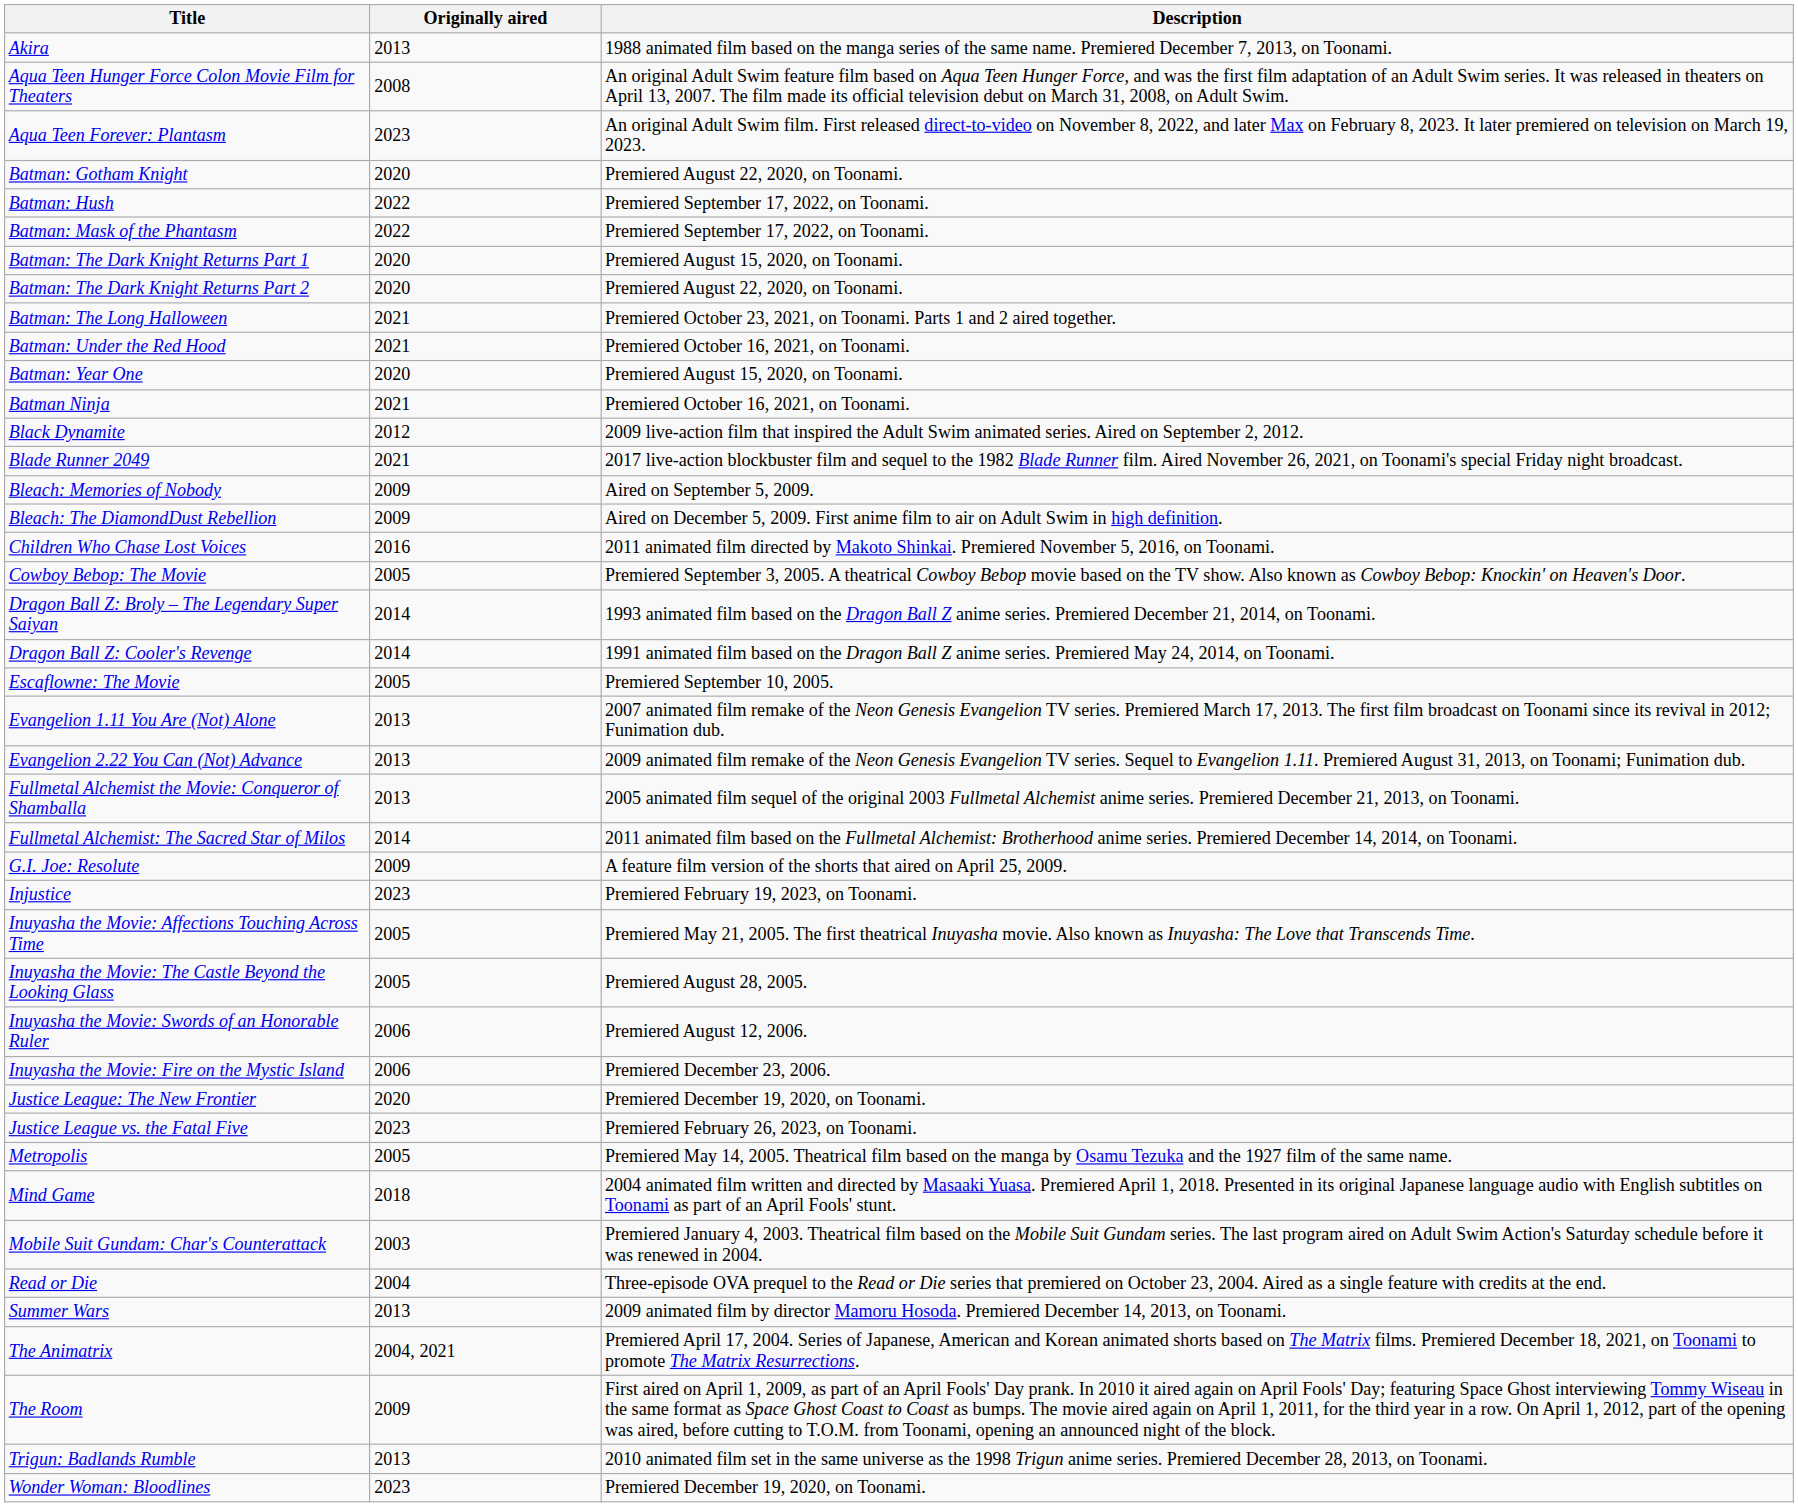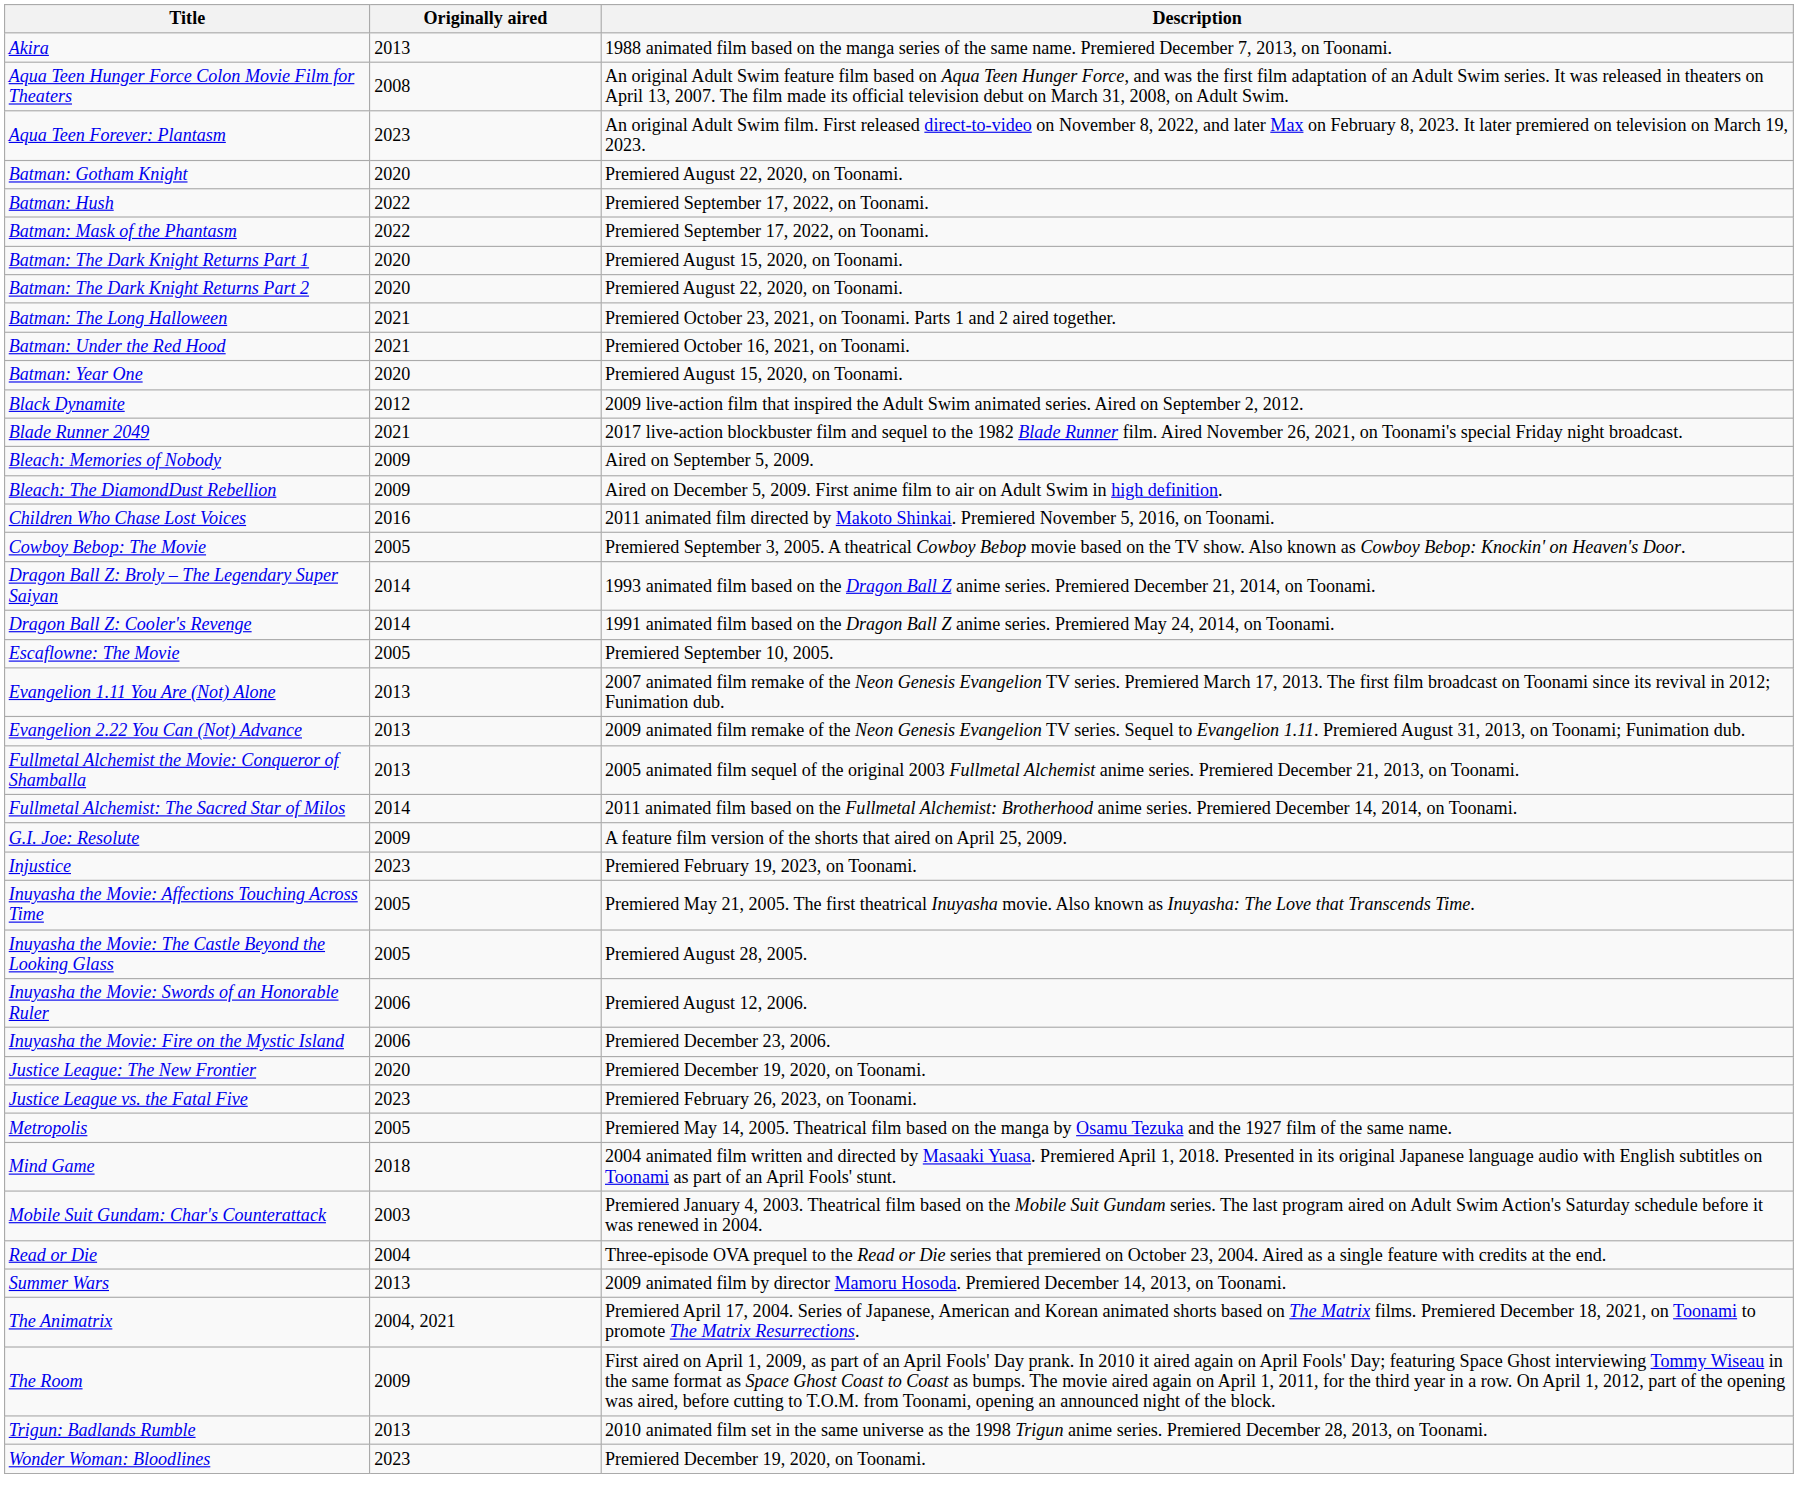- row: (59, 403)
